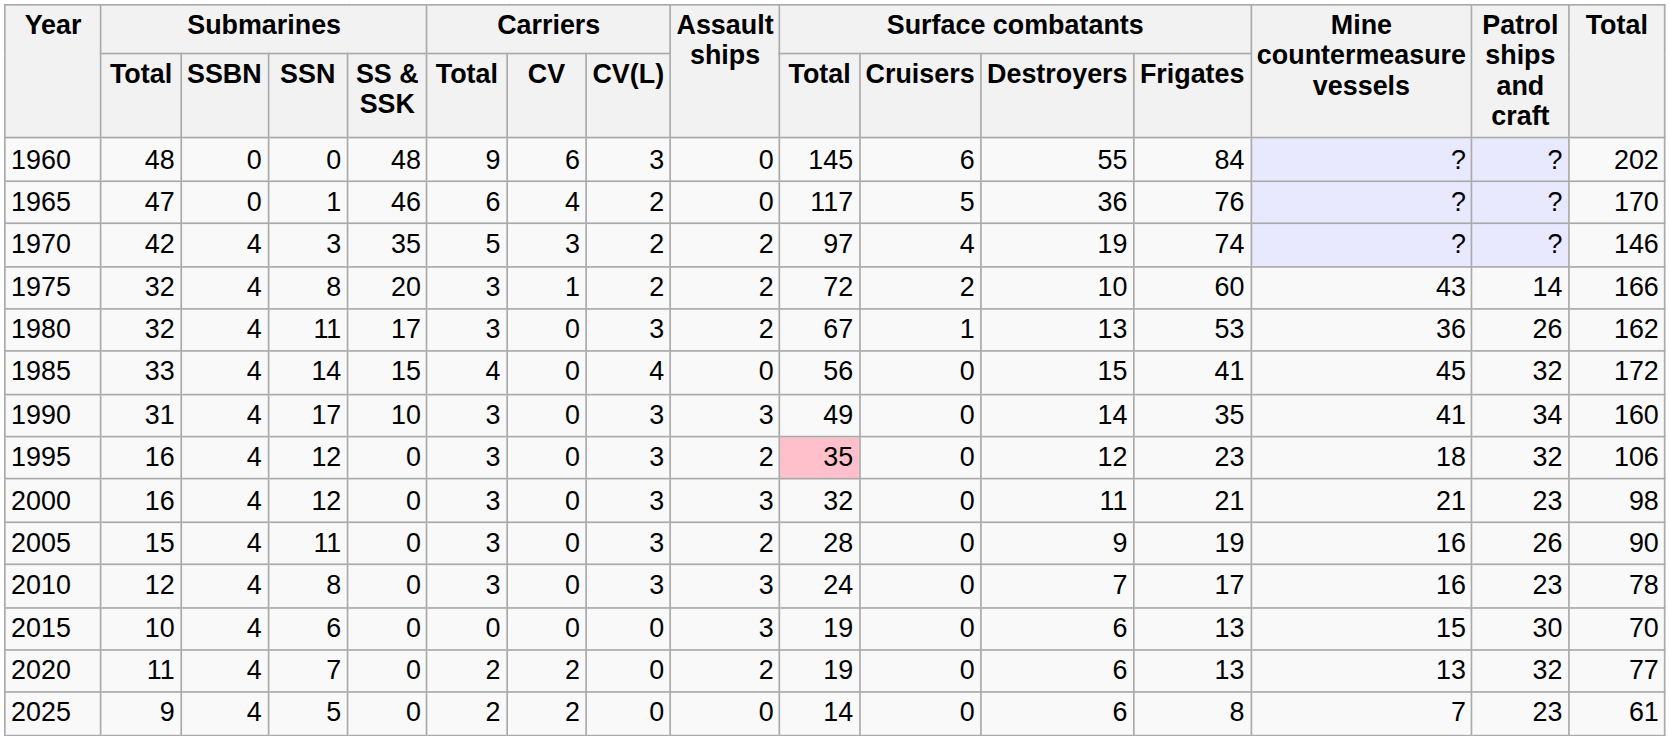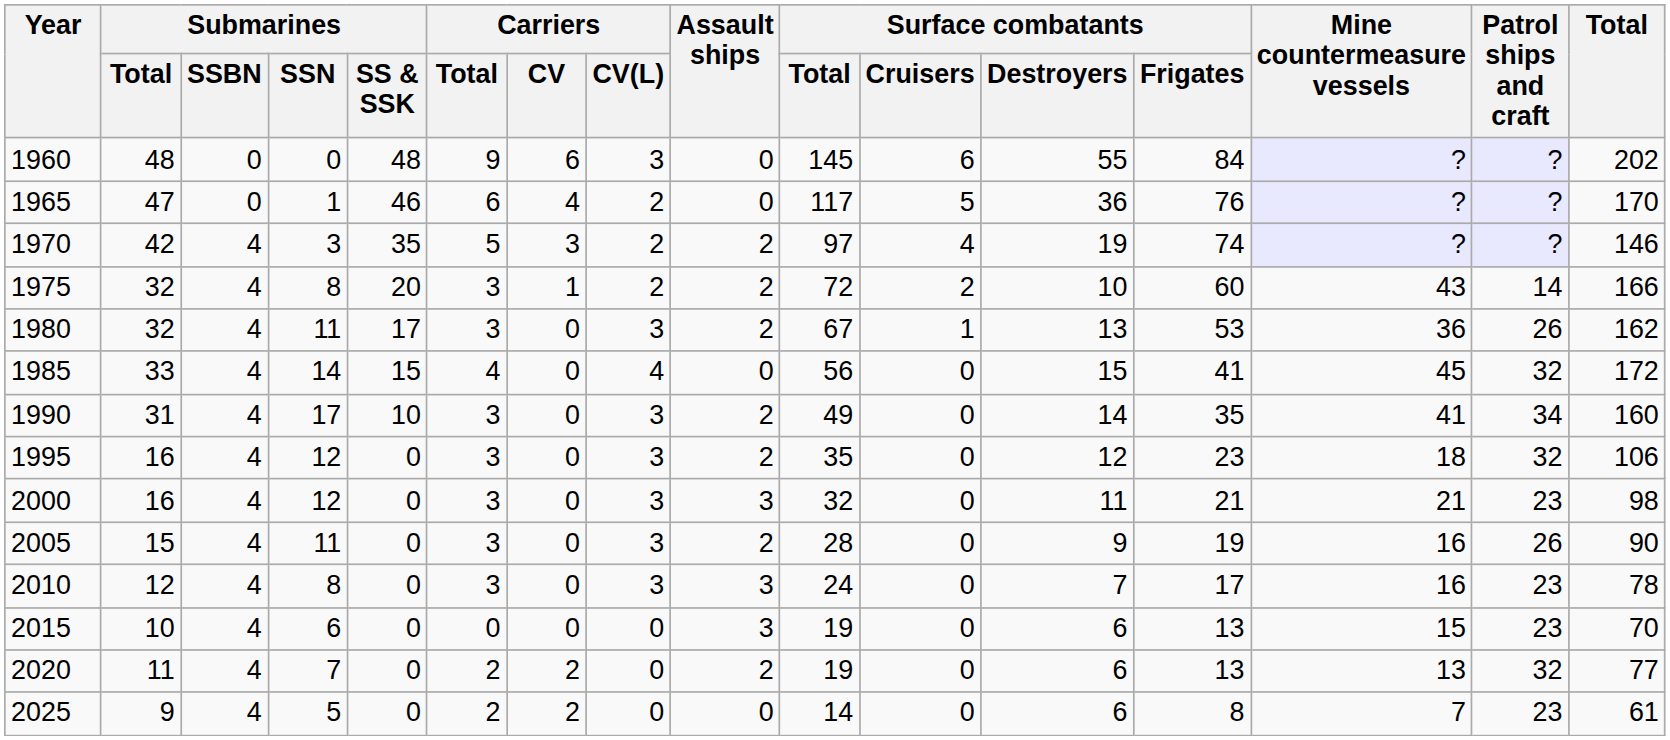(766, 414) 3 -> (766, 414) 2
(838, 457) pink background -> (838, 457) no background
(1547, 628) 30 -> (1547, 628) 23
